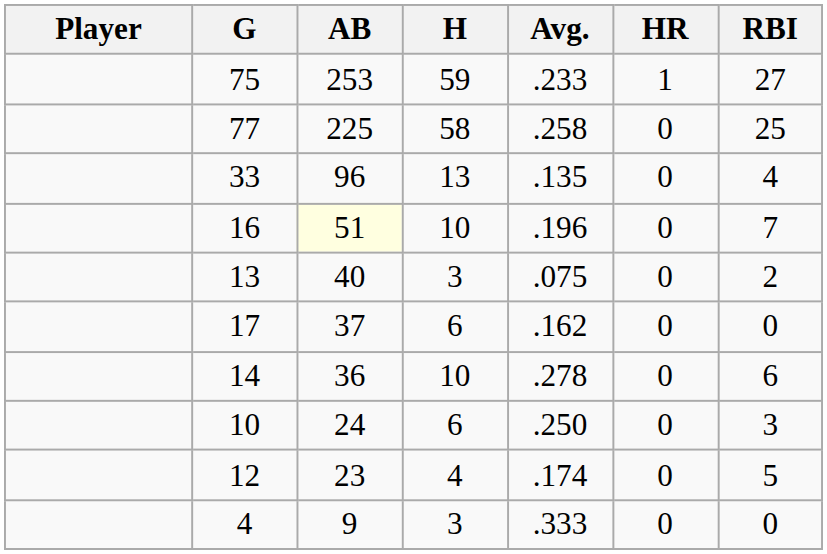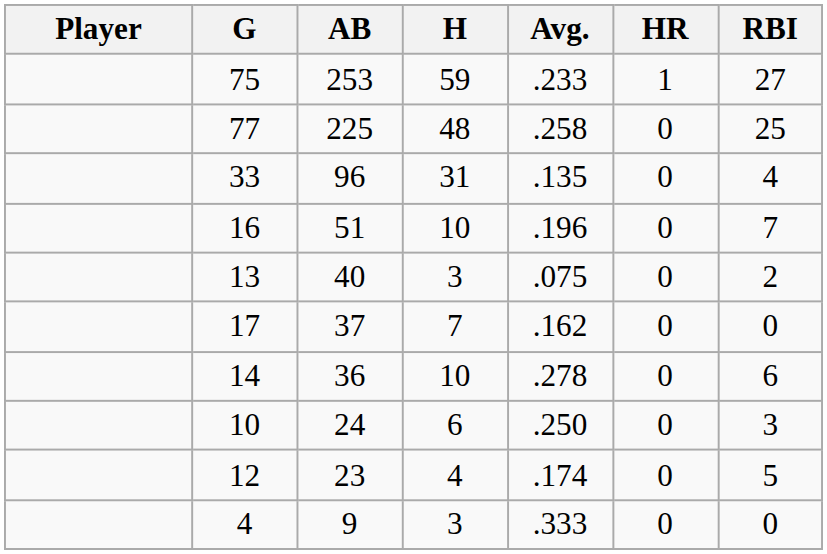(455, 128) 58 -> (455, 128) 48
(455, 177) 13 -> (455, 177) 31
(350, 227) lightyellow background -> (350, 227) no background
(455, 326) 6 -> (455, 326) 7
